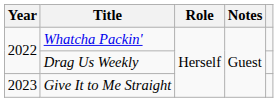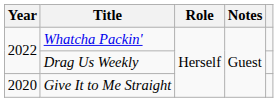(22, 85) 2023 -> (22, 85) 2020
